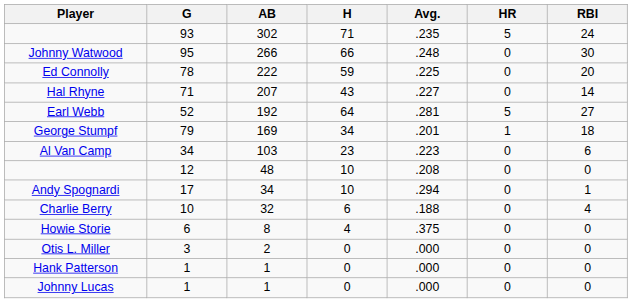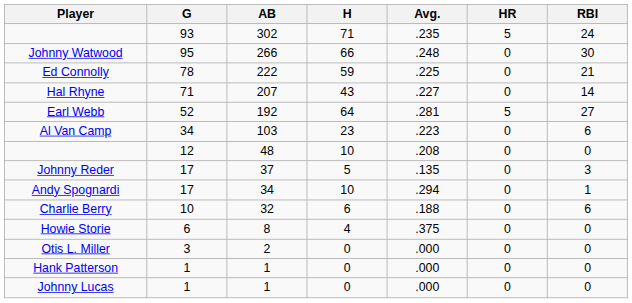(588, 72) 20 -> (588, 72) 21
- row: (76, 131)
+ row: (76, 170)
(588, 209) 4 -> (588, 209) 6
